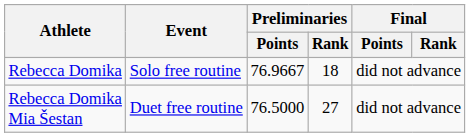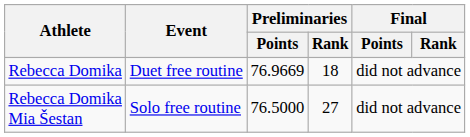(185, 71) Solo free routine -> (186, 71) Duet free routine
(277, 71) 76.9667 -> (277, 71) 76.9669
(186, 108) Duet free routine -> (185, 108) Solo free routine
